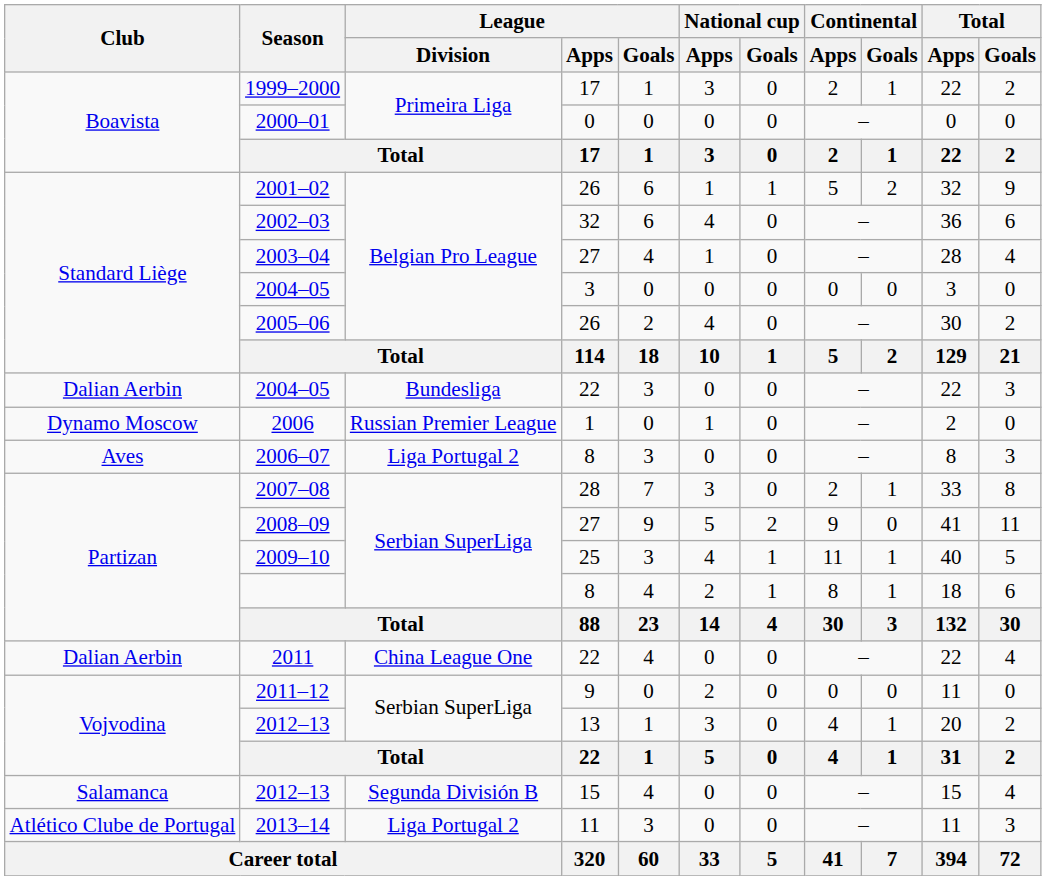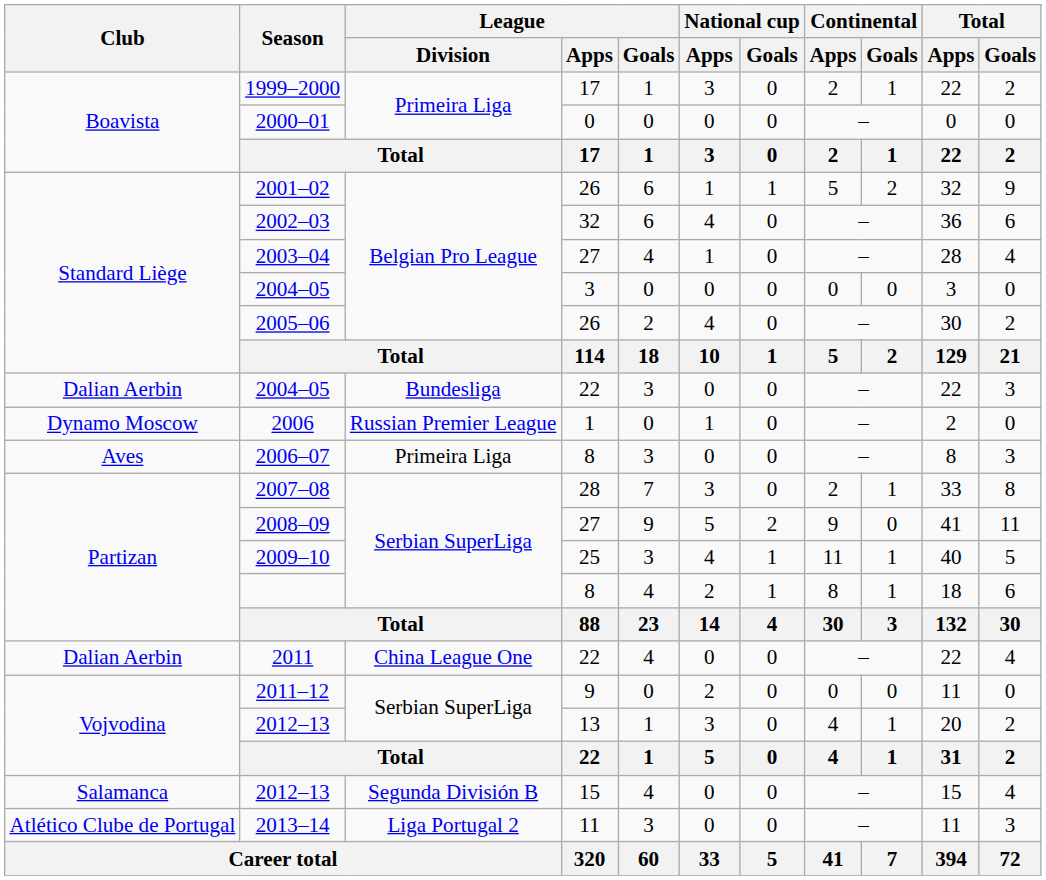(453, 456) Liga Portugal 2 -> (453, 456) Primeira Liga
